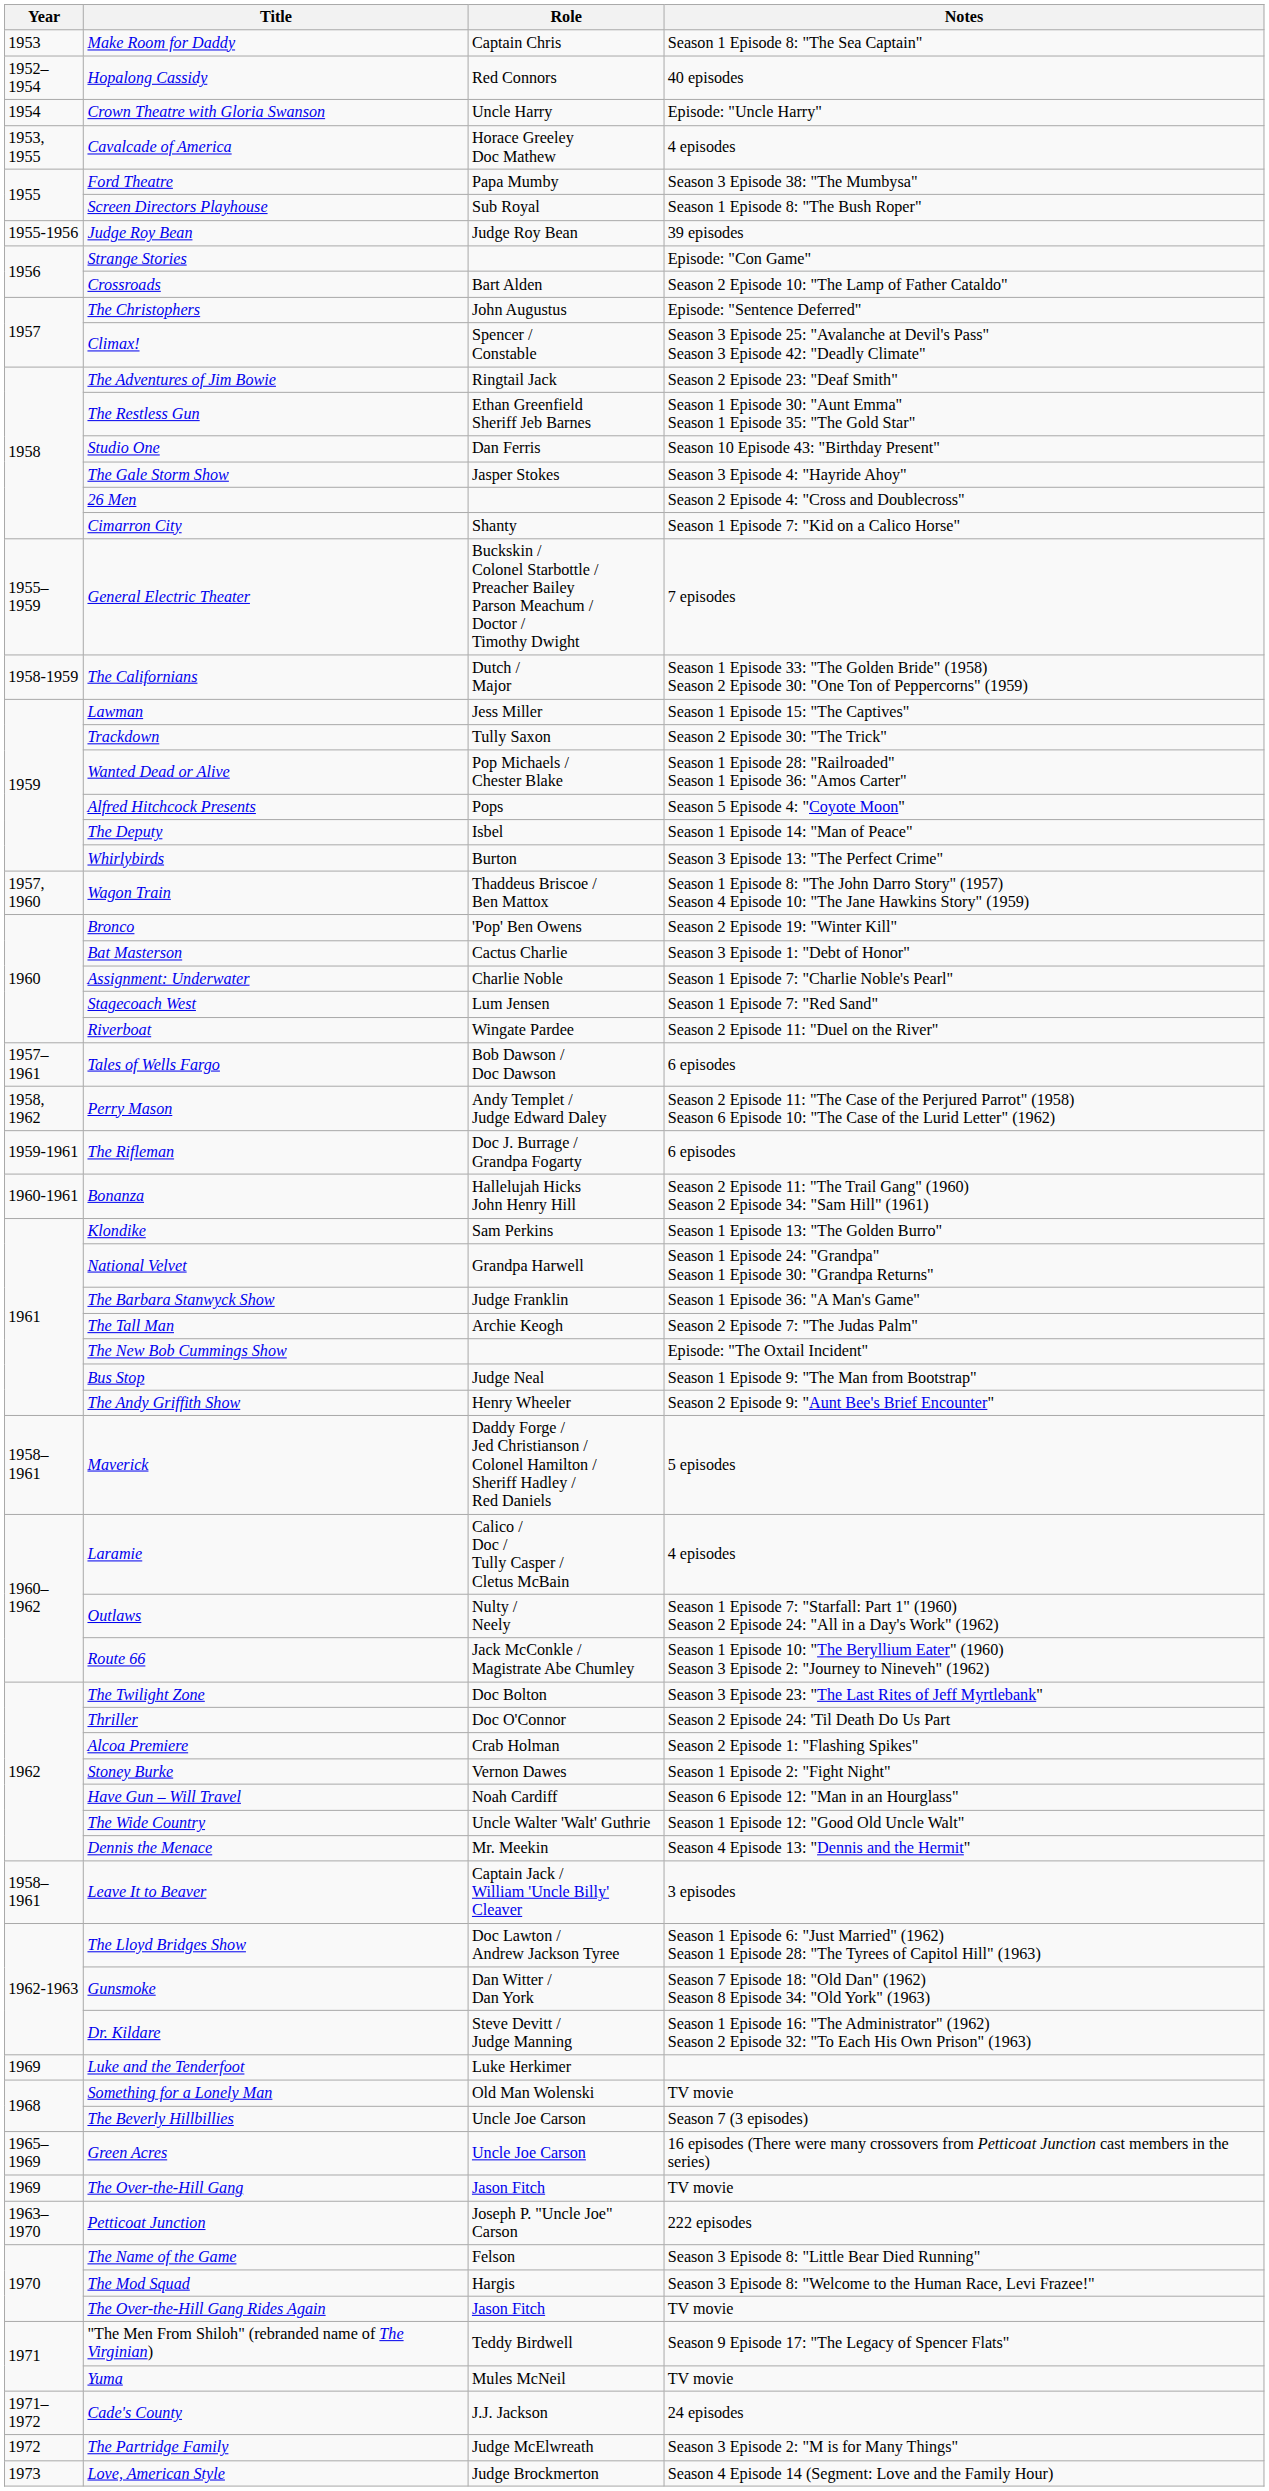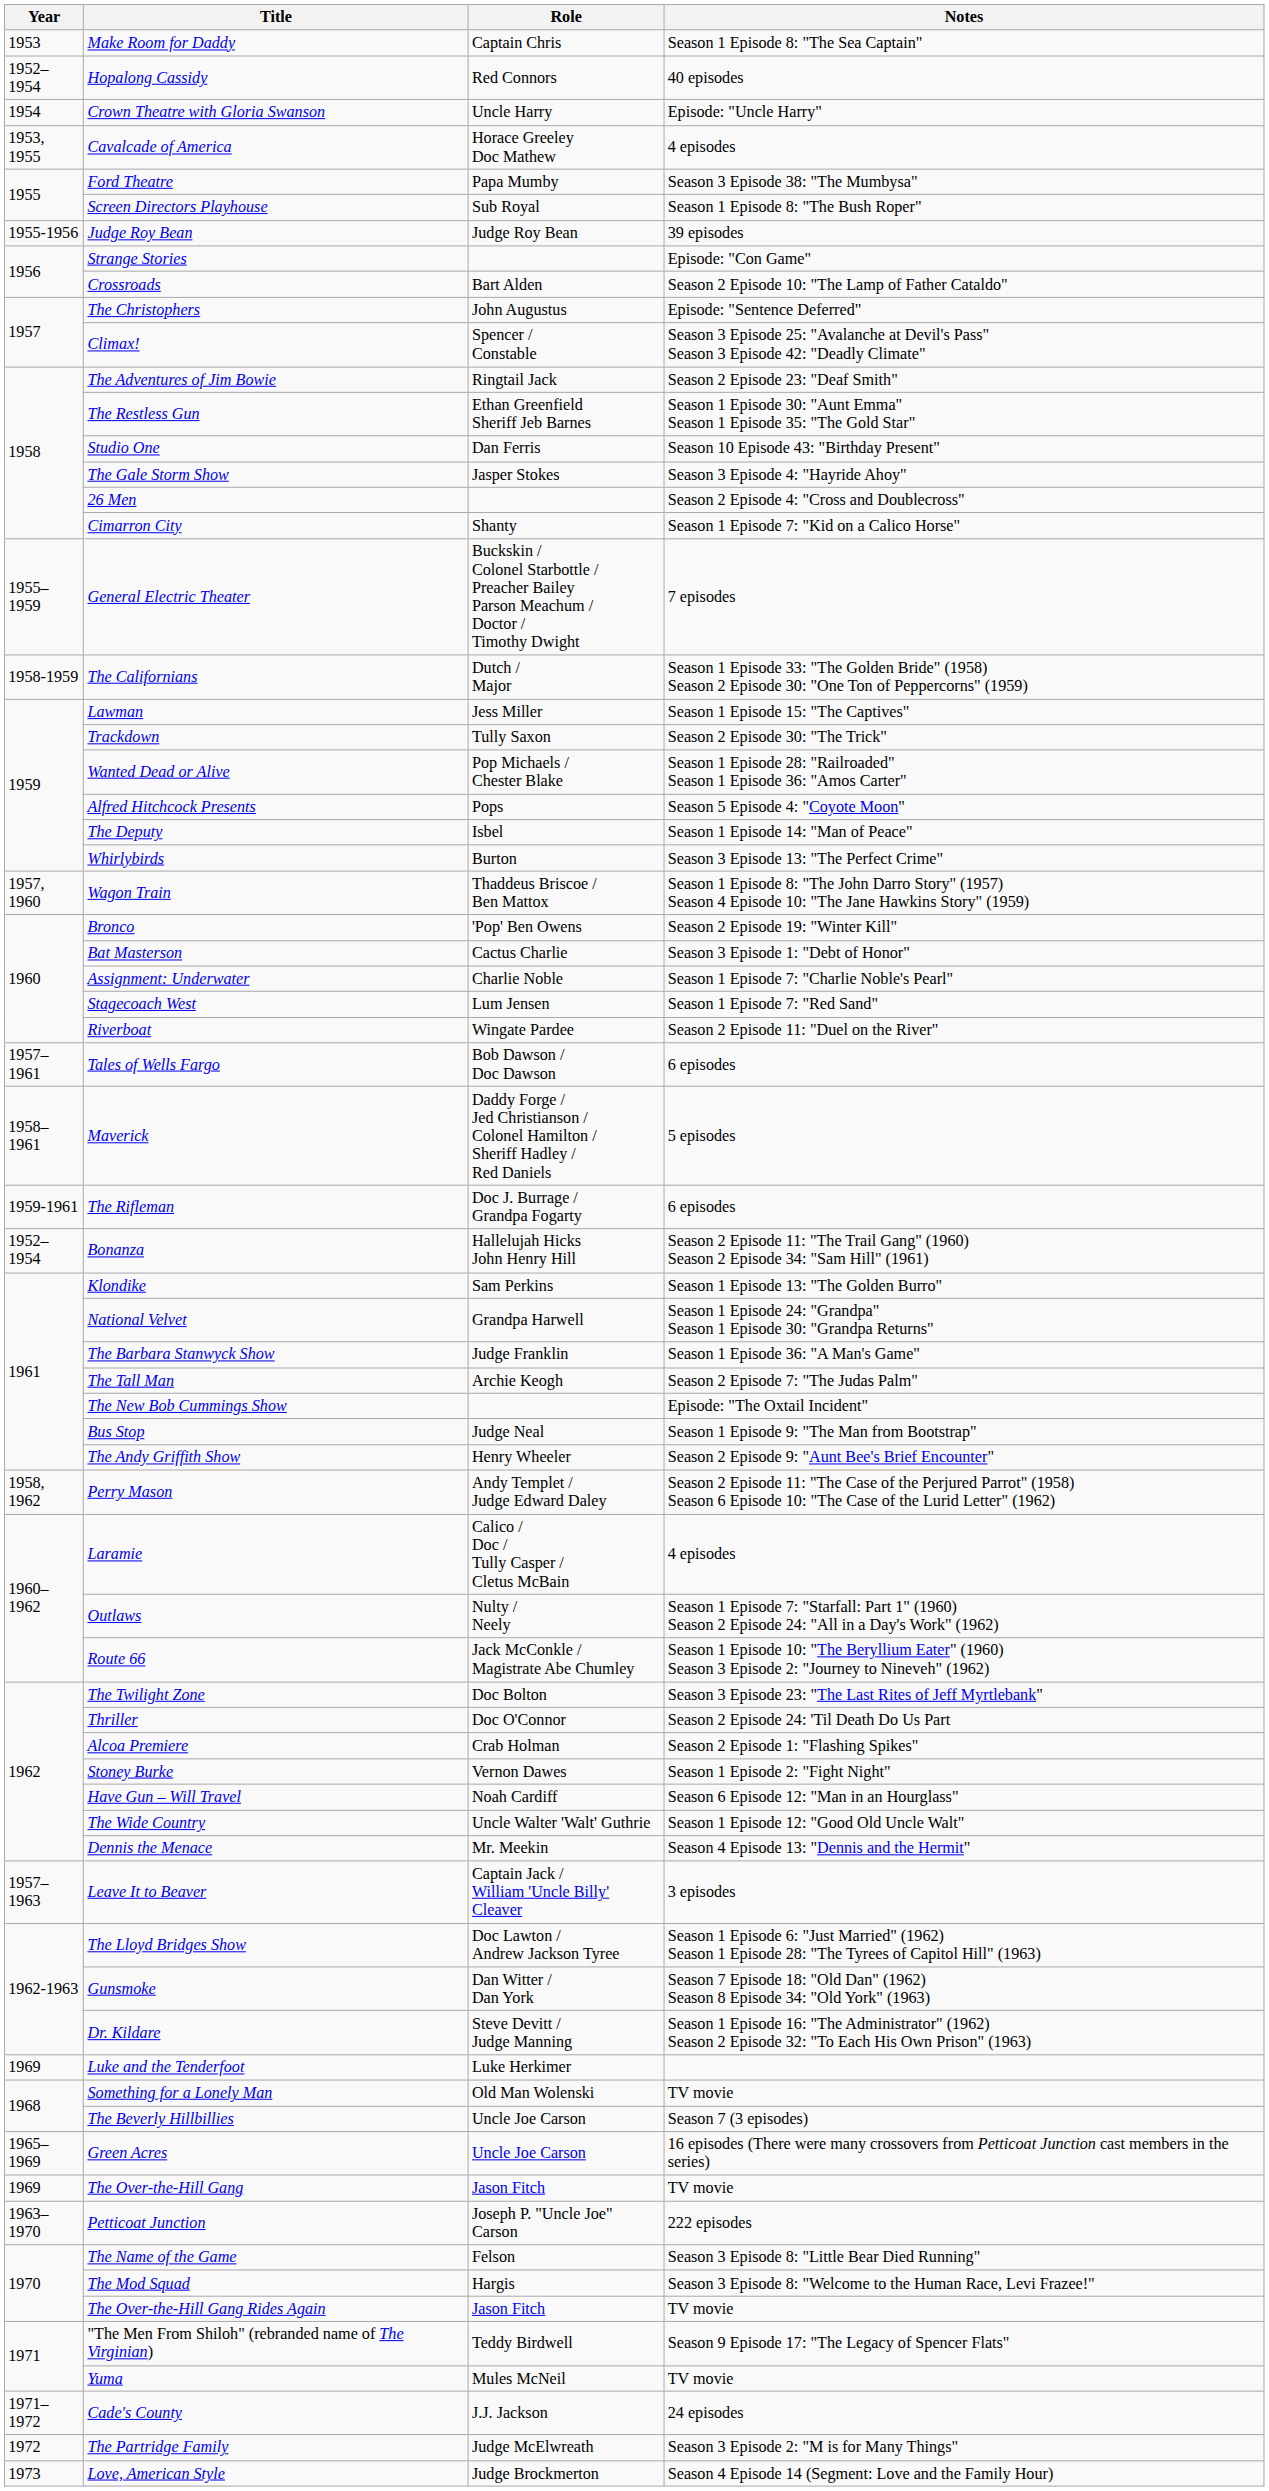rows swapped: (118, 1464) <-> (130, 1108)
(43, 1196) 1960-1961 -> (28, 1250) 1952–1954
(28, 1892) 1958–1961 -> (28, 1892) 1957–1963
